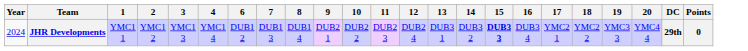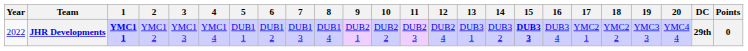+ column: (243, 11)
(16, 32) 2024 -> (16, 32) 2022
(123, 32) normal -> (123, 32) bold
